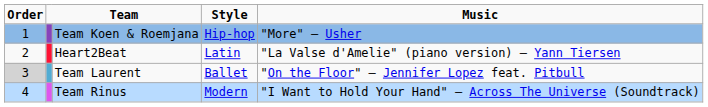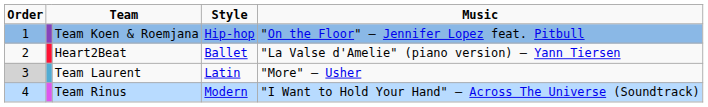(311, 34) "More" — Usher -> (423, 34) "On the Floor" — Jennifer Lopez feat. Pitbull
(222, 53) Latin -> (226, 53) Ballet
(226, 73) Ballet -> (222, 73) Latin
(423, 73) "On the Floor" — Jennifer Lopez feat. Pitbull -> (311, 73) "More" — Usher
